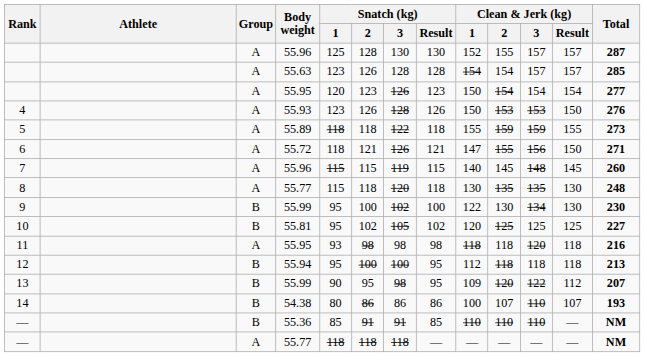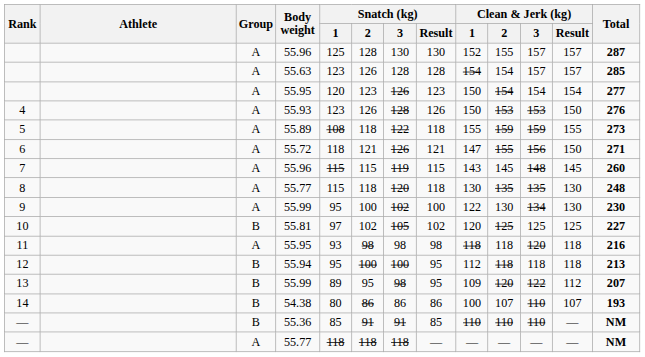(336, 129) 118 -> (336, 129) 108
(472, 168) 140 -> (472, 168) 143
(256, 206) B -> (256, 206) A
(336, 226) 95 -> (336, 226) 97
(336, 284) 90 -> (336, 284) 89
